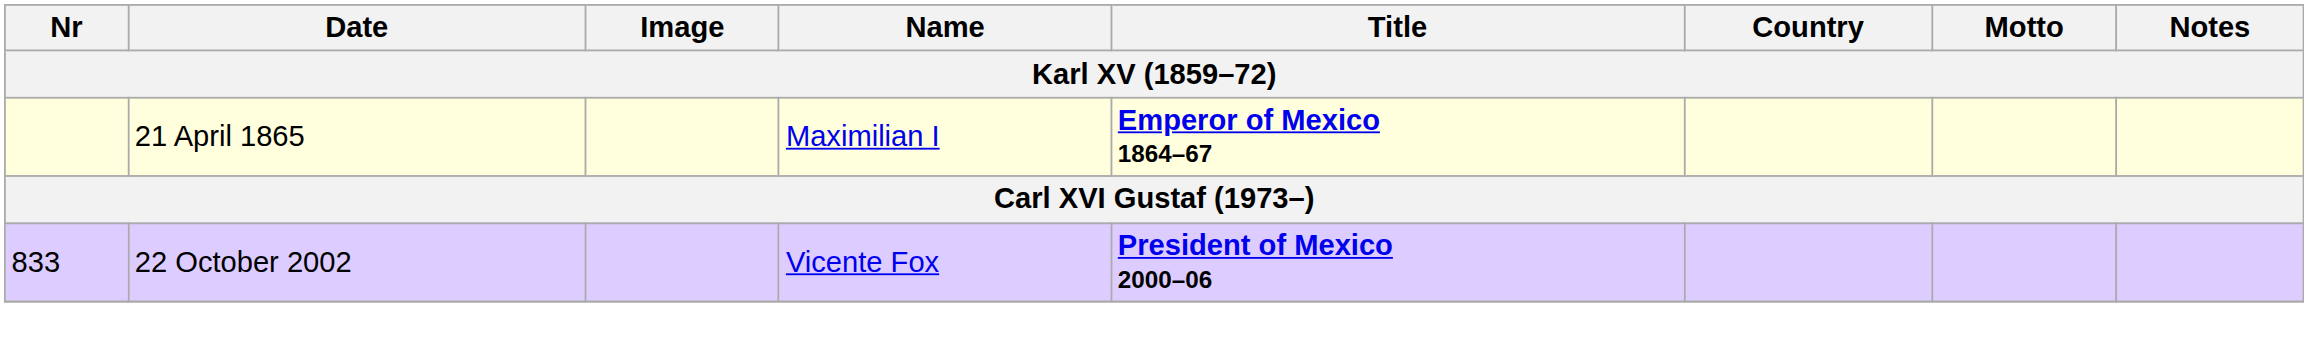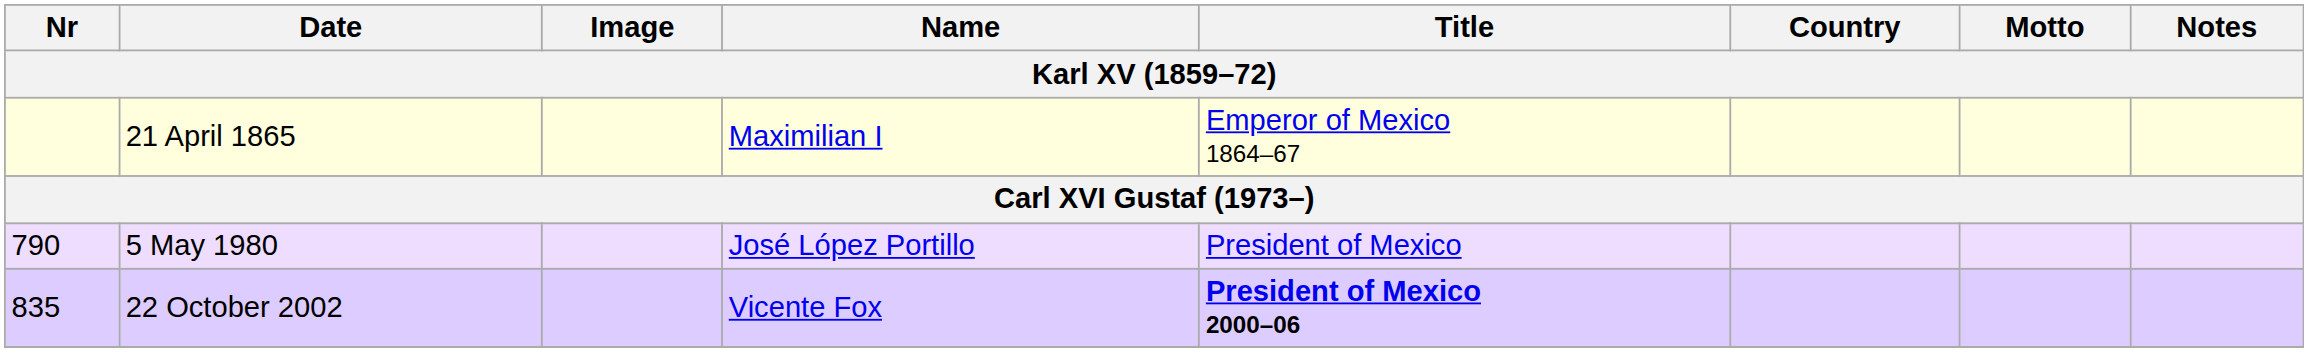(1249, 136) bold -> (1328, 136) normal
+ row: (202, 245)
(36, 261) 833 -> (36, 307) 835
